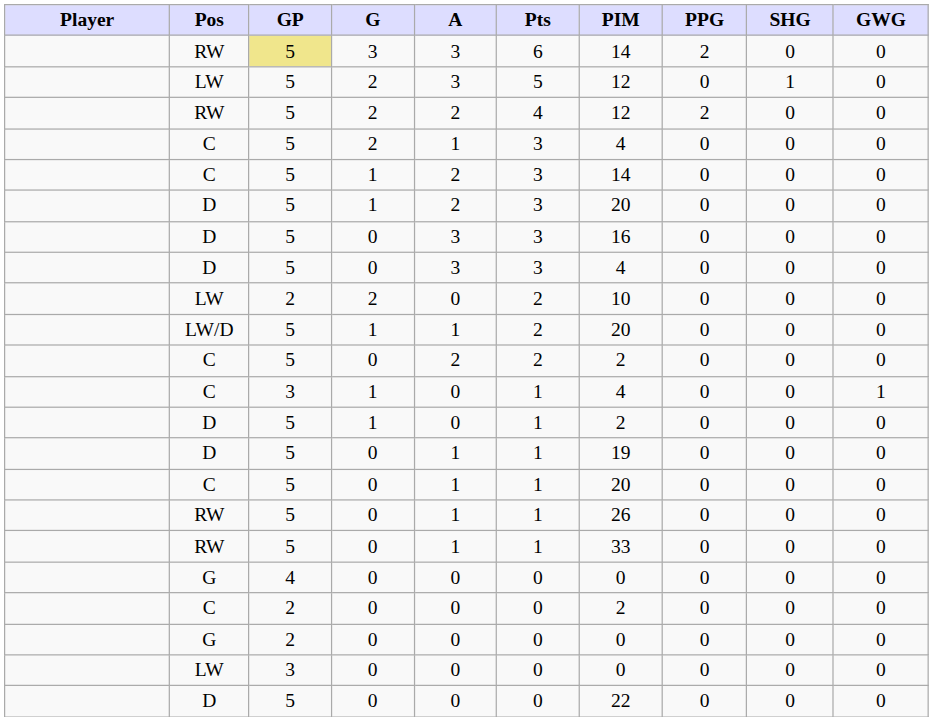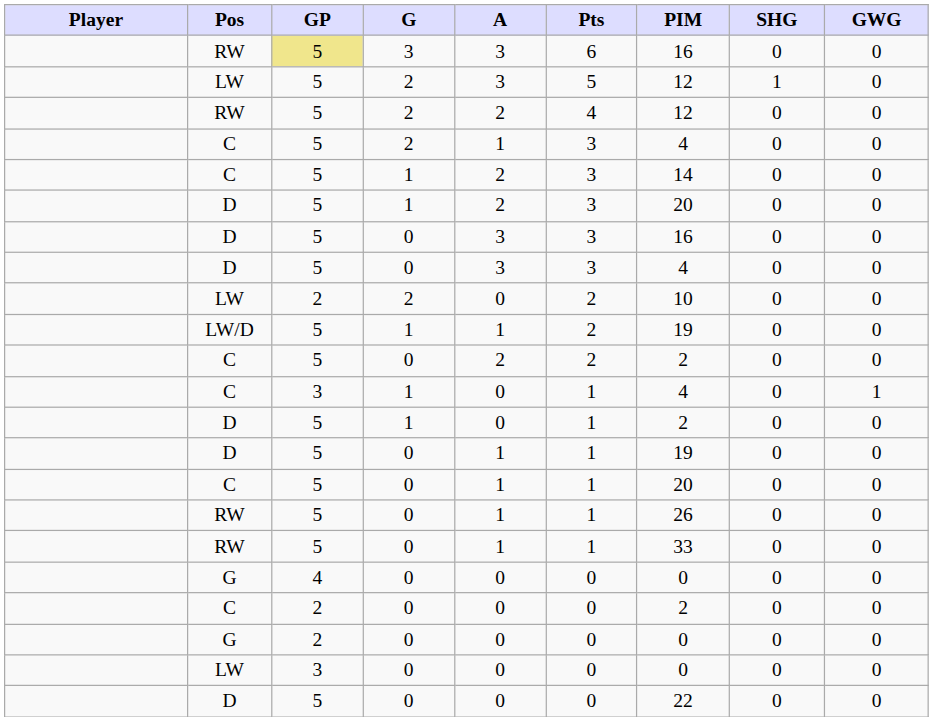- column: (705, 19)
(621, 50) 14 -> (683, 50) 16
(621, 329) 20 -> (683, 329) 19
